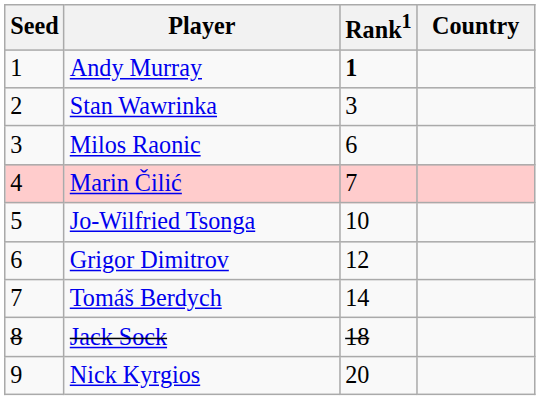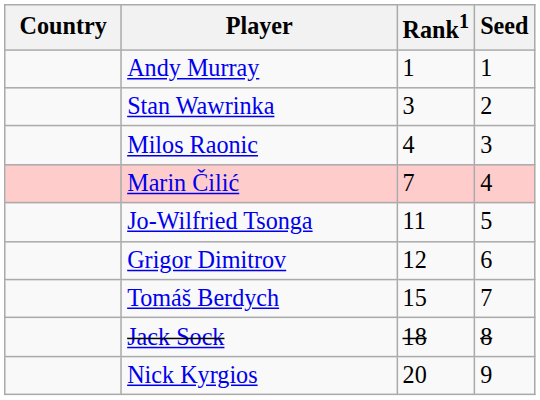columns swapped: (476, 26) <-> (34, 26)
(351, 68) bold -> (409, 68) normal
(351, 145) 6 -> (409, 145) 4
(357, 221) 10 -> (414, 221) 11
(357, 298) 14 -> (415, 298) 15
